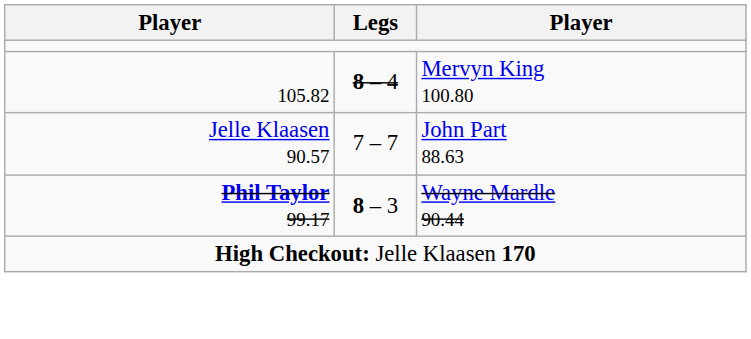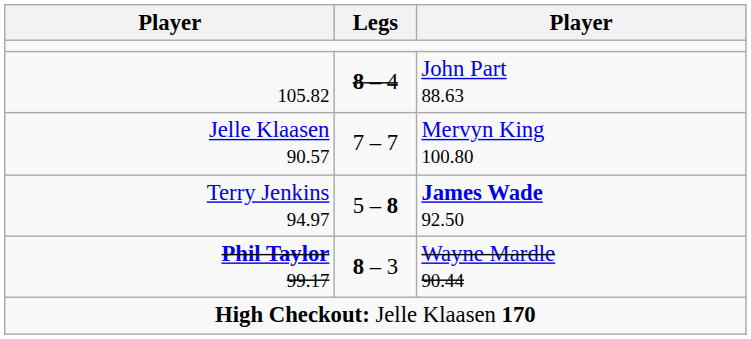(483, 81) Mervyn King 100.80 -> (464, 81) John Part 88.63
(464, 143) John Part 88.63 -> (483, 143) Mervyn King 100.80
+ row: (268, 204)
